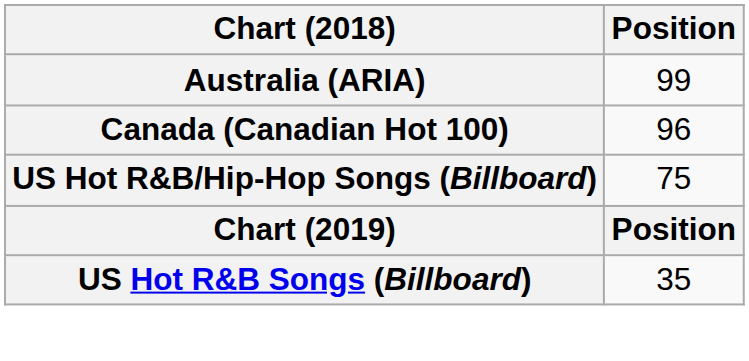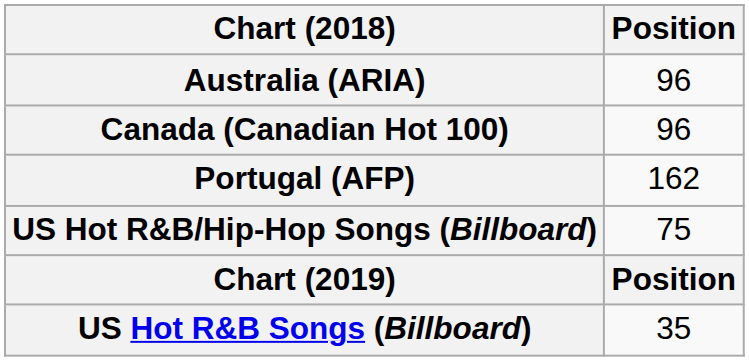(674, 79) 99 -> (674, 79) 96
+ row: (305, 179)
